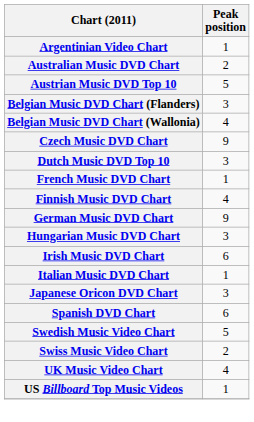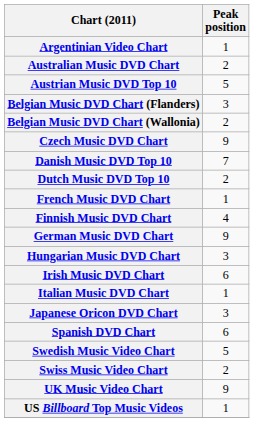(226, 122) 4 -> (226, 122) 2
+ row: (103, 160)
(226, 160) 3 -> (226, 179) 2
(226, 370) 4 -> (226, 389) 9
